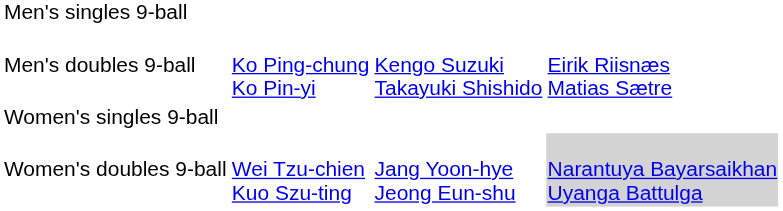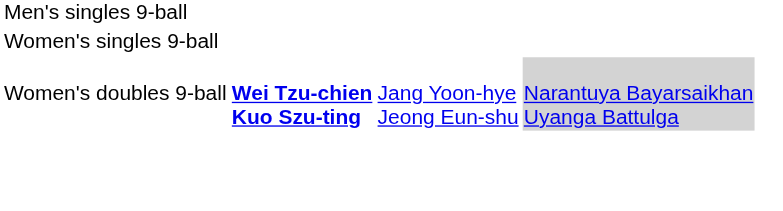- row: (100, 64)
(298, 181) normal -> (302, 105) bold
